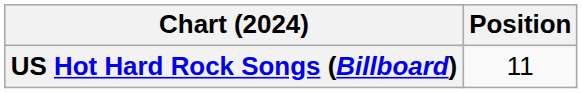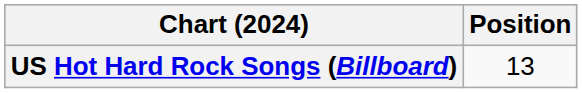(520, 66) 11 -> (520, 66) 13
